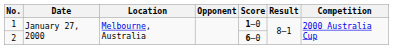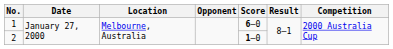(253, 24) 1–0 -> (253, 24) 6–0
(253, 38) 6–0 -> (253, 38) 1–0
